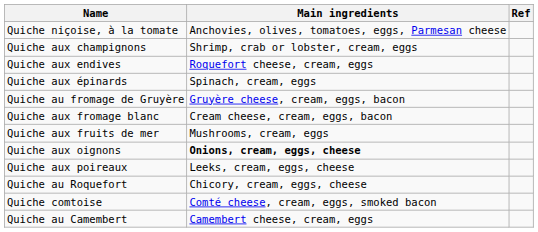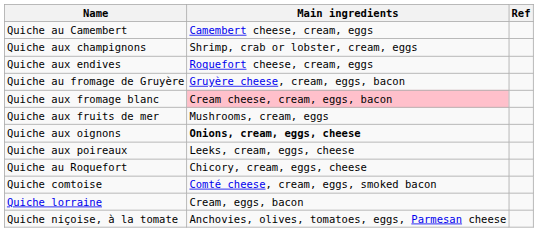rows swapped: (67, 219) <-> (92, 30)
- row: (67, 82)
(291, 116) no background -> (291, 99) pink background
+ row: (54, 202)
